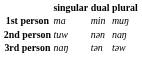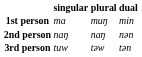columns swapped: (100, 7) <-> (125, 7)
(61, 34) tuw -> (61, 34) naŋ
(61, 48) naŋ -> (61, 48) tuw
